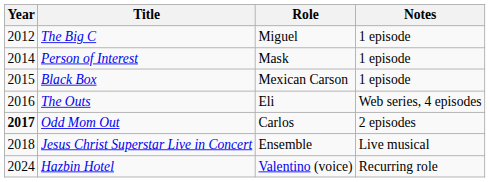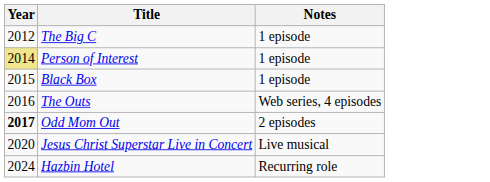- column: (305, 15)
(21, 58) no background -> (21, 58) khaki background
(21, 144) 2018 -> (21, 144) 2020
